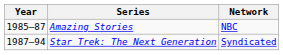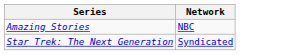- column: (26, 12)
